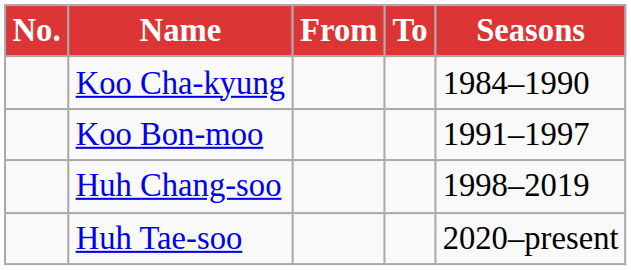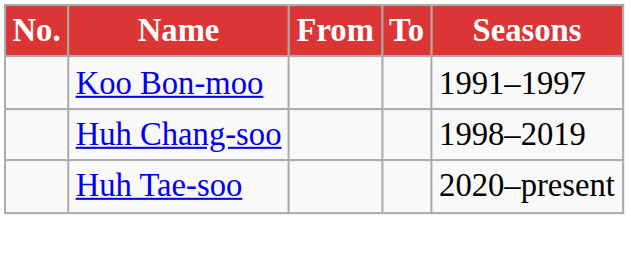- row: (180, 82)
